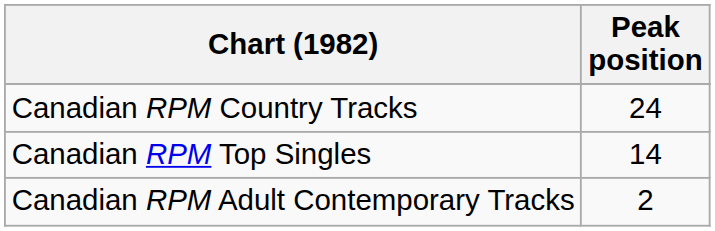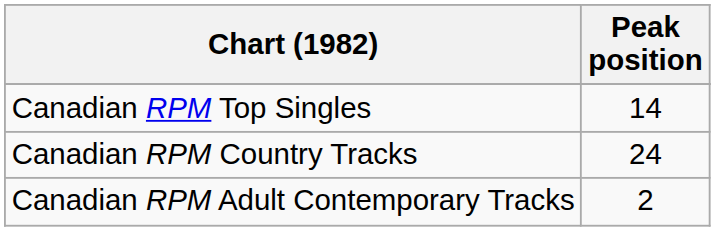rows swapped: (215, 107) <-> (191, 154)
